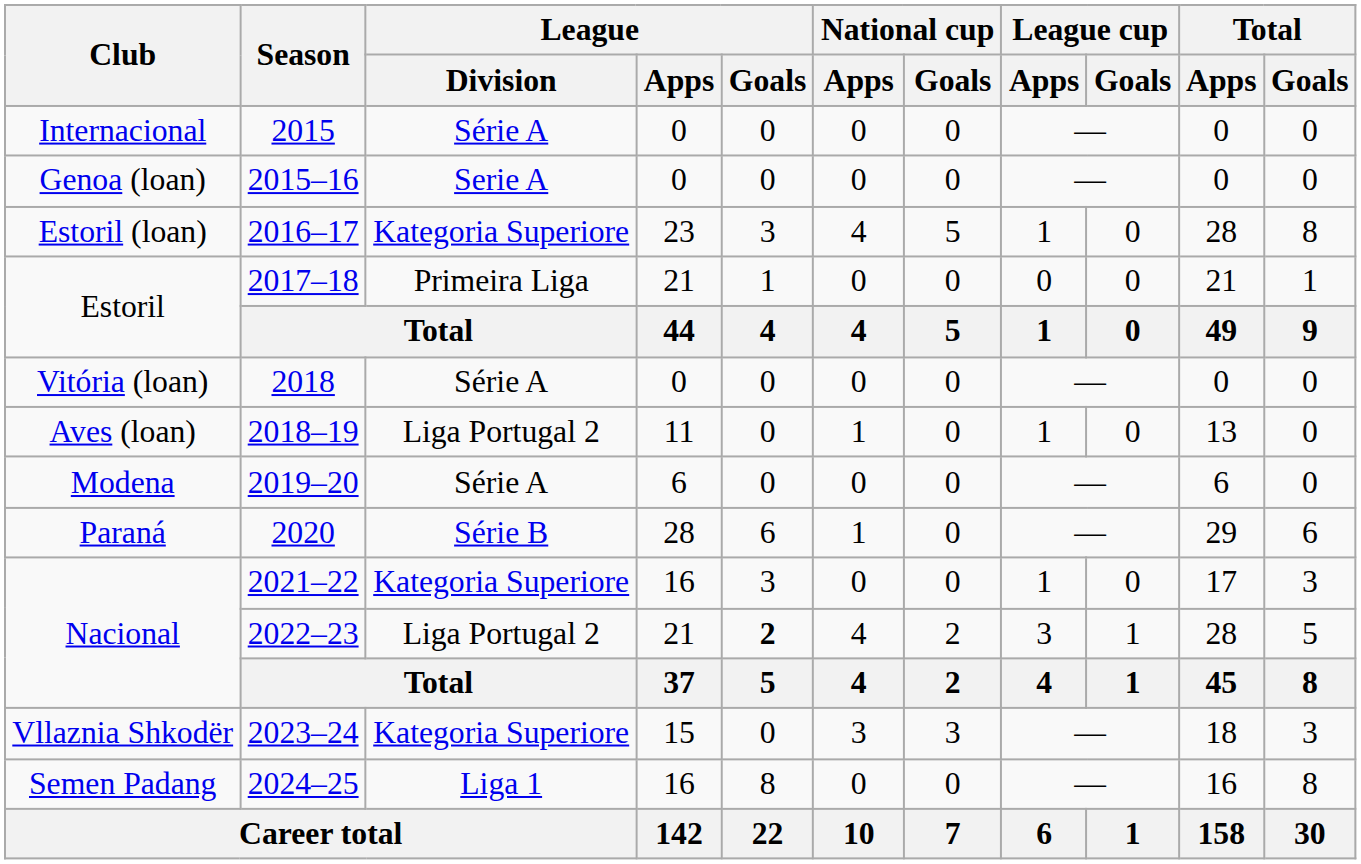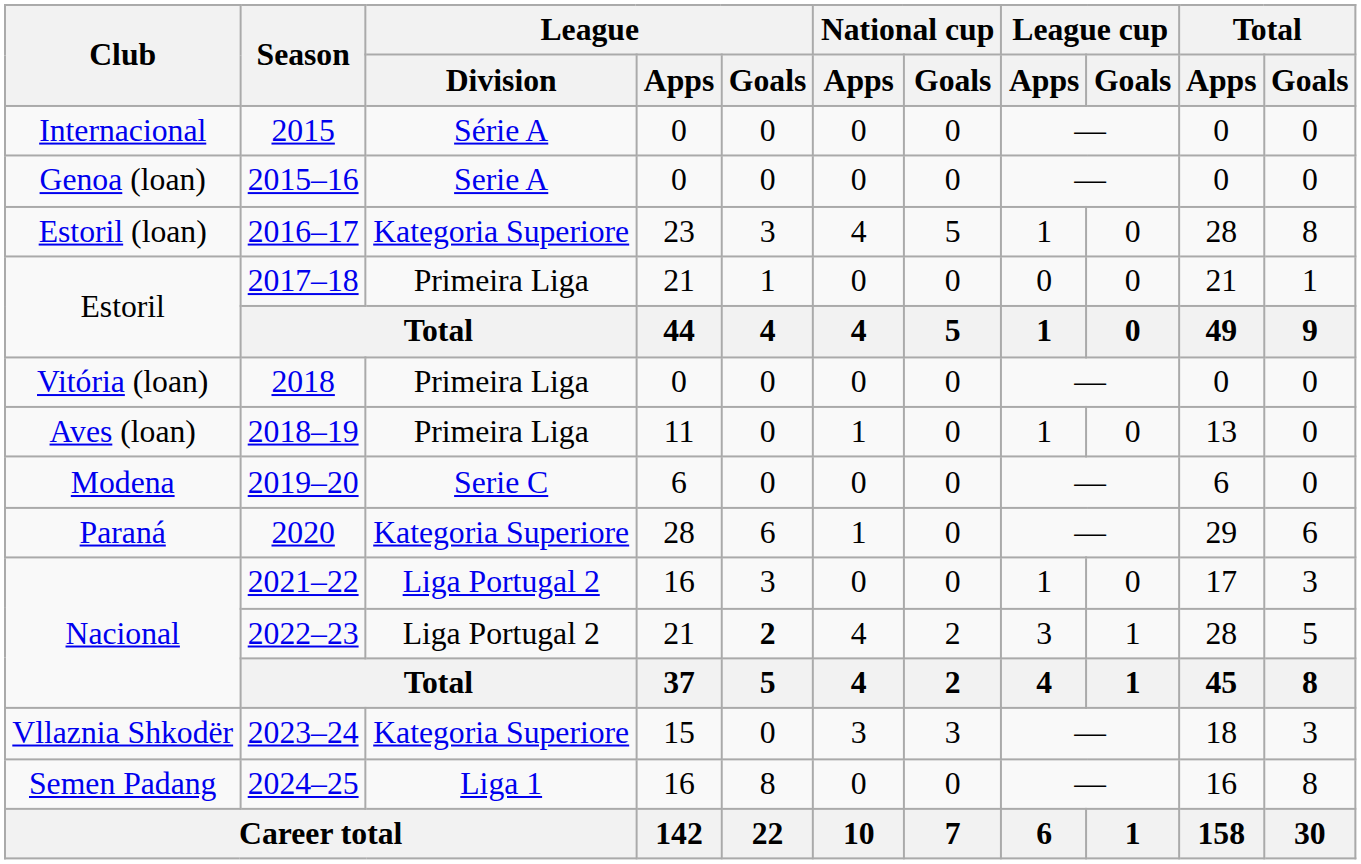(501, 381) Série A -> (501, 381) Primeira Liga
(501, 431) Liga Portugal 2 -> (501, 431) Primeira Liga
(501, 481) Série A -> (501, 481) Serie C
(501, 532) Série B -> (501, 532) Kategoria Superiore
(501, 582) Kategoria Superiore -> (501, 582) Liga Portugal 2
